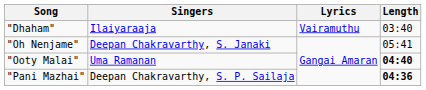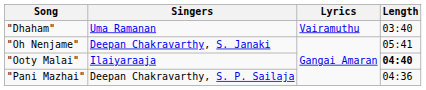(123, 29) Ilaiyaraaja -> (123, 29) Uma Ramanan
(123, 61) Uma Ramanan -> (123, 61) Ilaiyaraaja
(398, 77) bold -> (398, 77) normal
